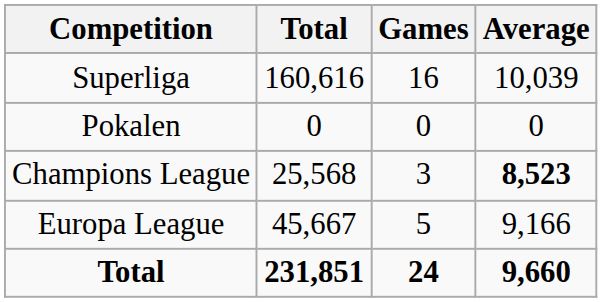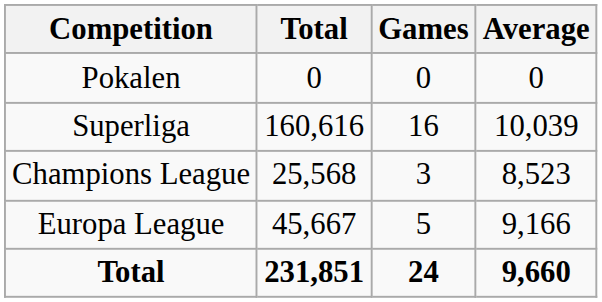rows swapped: (131, 77) <-> (131, 126)
(536, 175) bold -> (536, 175) normal
